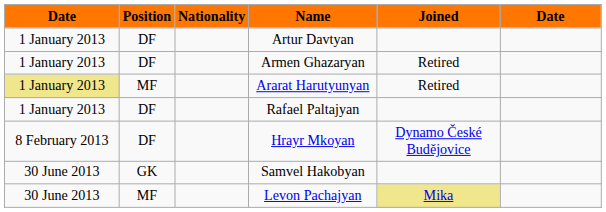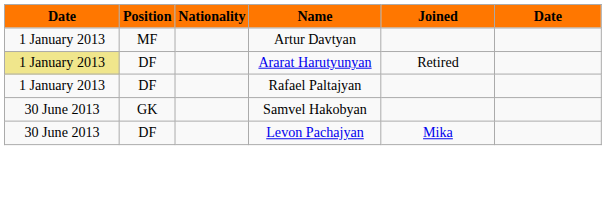(147, 39) DF -> (147, 39) MF
- row: (313, 63)
(147, 86) MF -> (147, 63) DF
- row: (313, 141)
(147, 196) MF -> (147, 132) DF
(438, 196) khaki background -> (438, 132) no background
